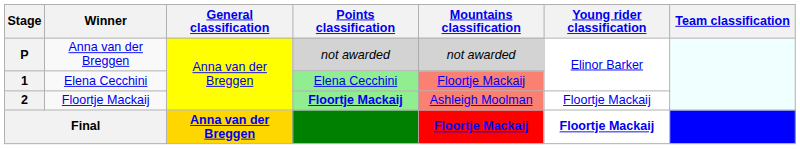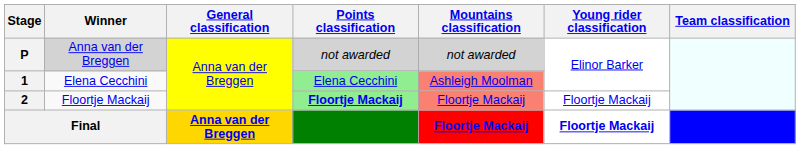(106, 54) no background -> (106, 54) lightgrey background
(481, 80) Floortje Mackaij -> (481, 80) Ashleigh Moolman
(481, 100) Ashleigh Moolman -> (481, 100) Floortje Mackaij
